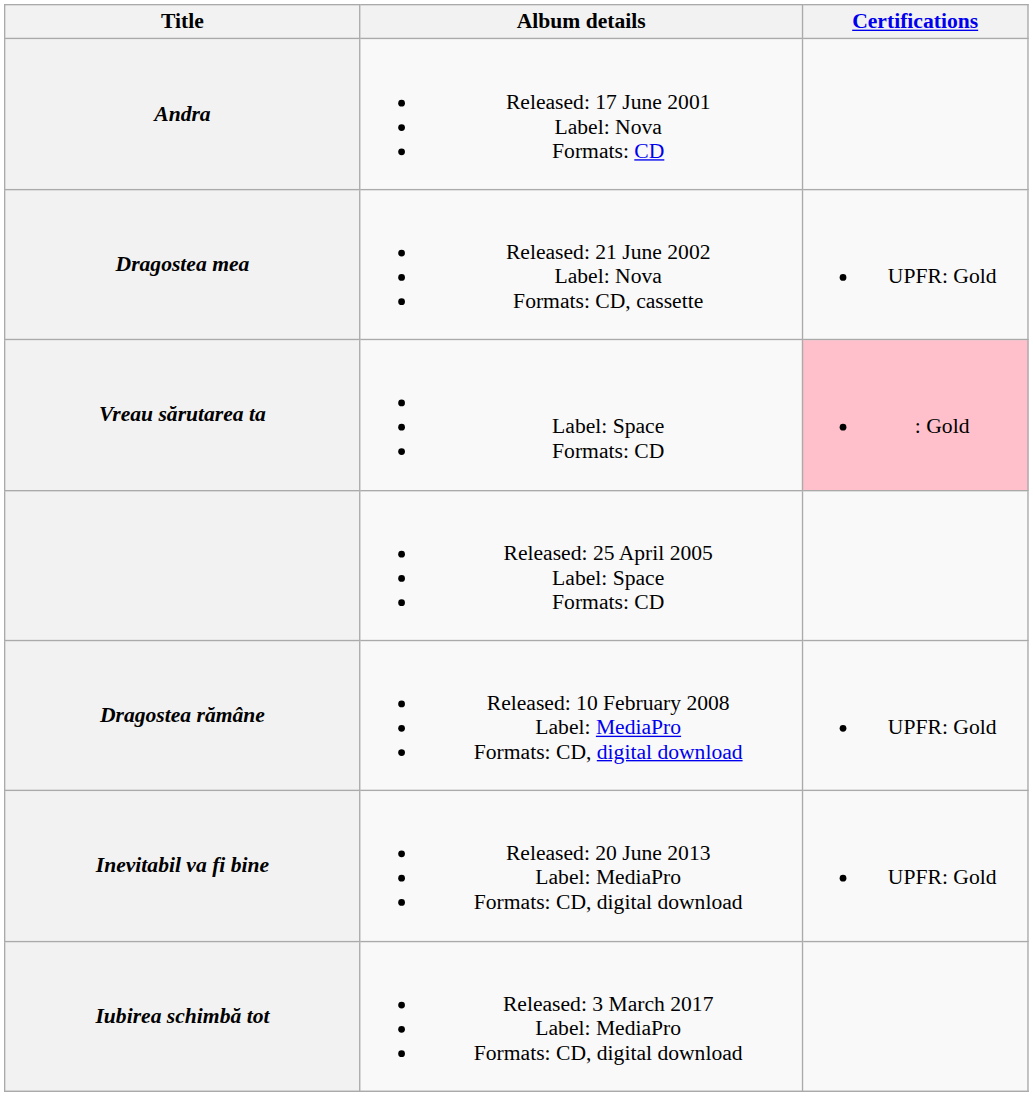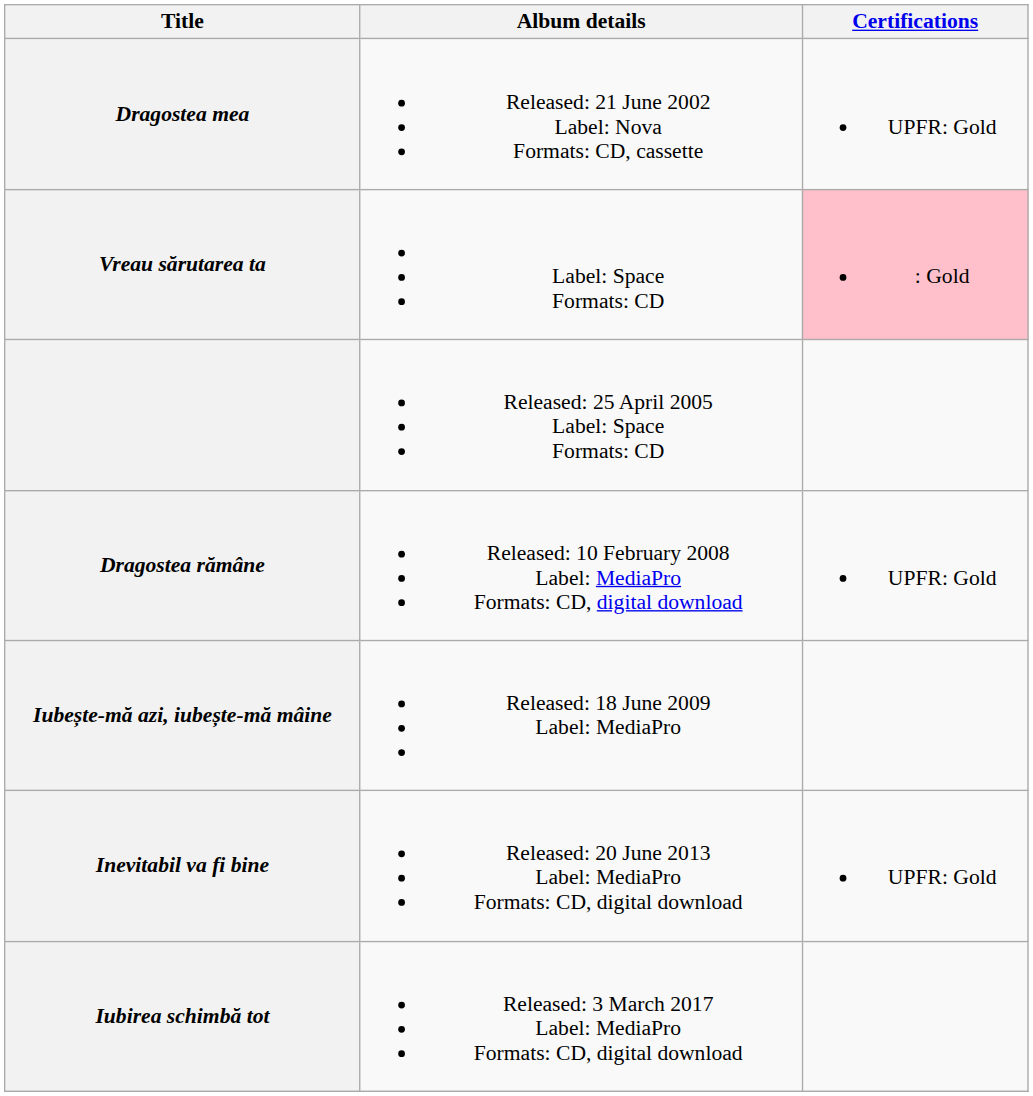- row: (182, 113)
+ row: (182, 715)
